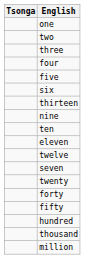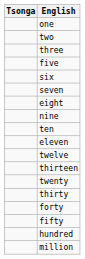- row: (49, 63)
rows swapped: (51, 169) <-> (59, 103)
+ row: (51, 103)
+ row: (54, 195)
- row: (59, 234)
